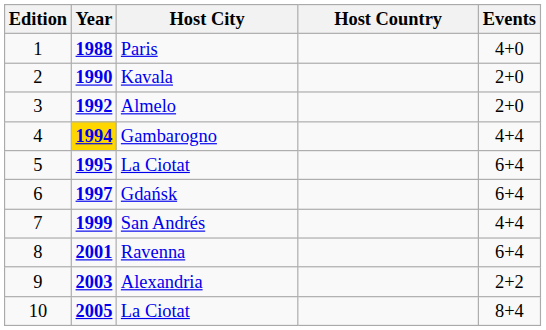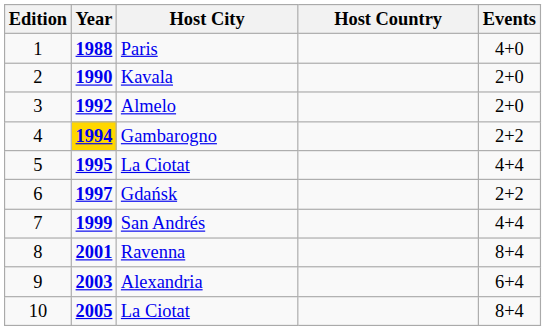(509, 135) 4+4 -> (509, 135) 2+2
(509, 164) 6+4 -> (509, 164) 4+4
(509, 194) 6+4 -> (509, 194) 2+2
(509, 252) 6+4 -> (509, 252) 8+4
(509, 281) 2+2 -> (509, 281) 6+4
